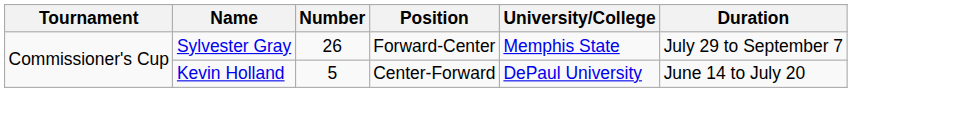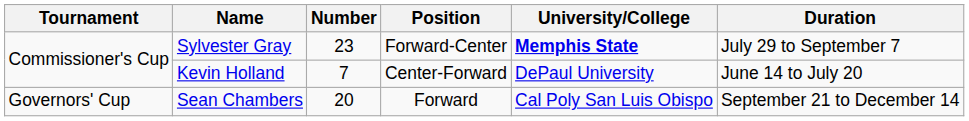(332, 45) 26 -> (344, 45) 23
(562, 45) normal -> (577, 45) bold
(332, 73) 5 -> (344, 73) 7
+ row: (240, 101)
